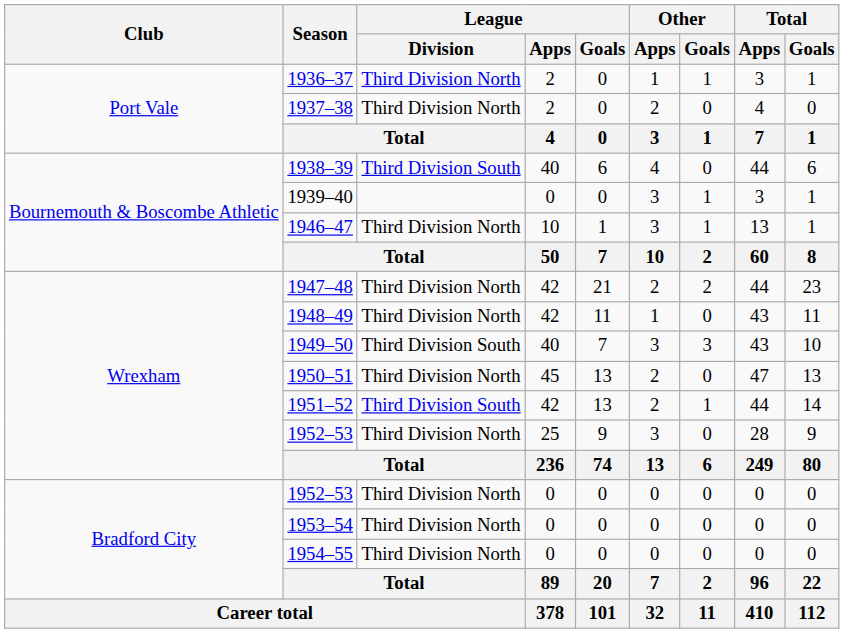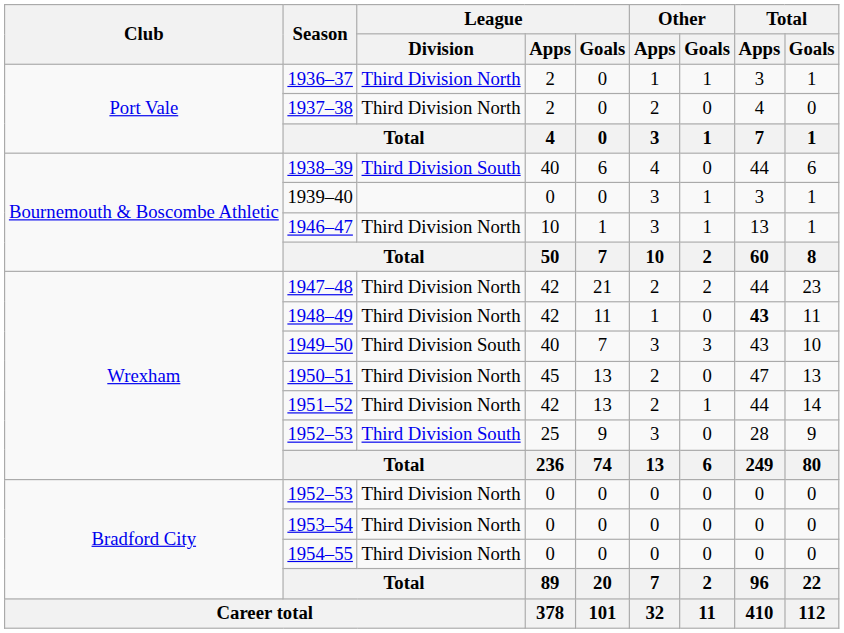(759, 316) normal -> (759, 316) bold
(441, 405) Third Division South -> (441, 405) Third Division North
(441, 434) Third Division North -> (441, 434) Third Division South
